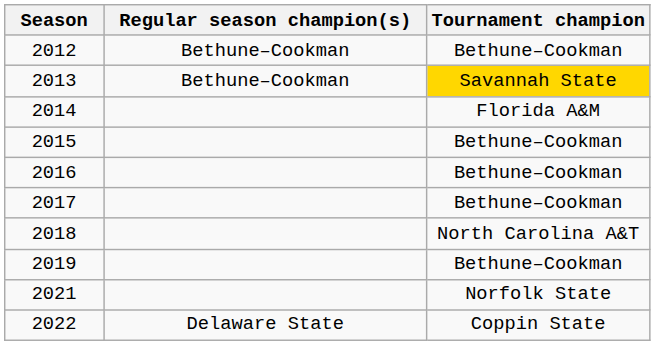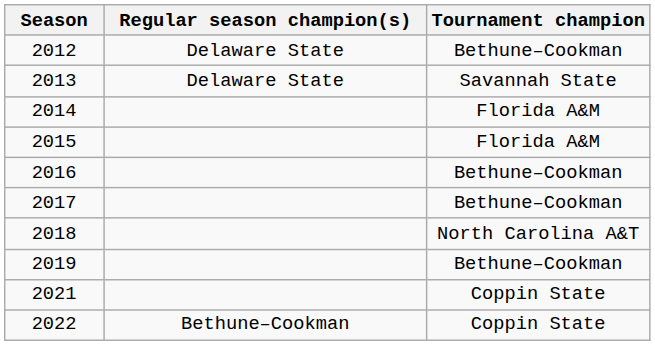(265, 50) Bethune–Cookman -> (265, 50) Delaware State
(265, 81) Bethune–Cookman -> (265, 81) Delaware State
(538, 81) gold background -> (538, 81) no background
(538, 142) Bethune–Cookman -> (538, 142) Florida A&M
(538, 295) Norfolk State -> (538, 295) Coppin State
(265, 325) Delaware State -> (265, 325) Bethune–Cookman
